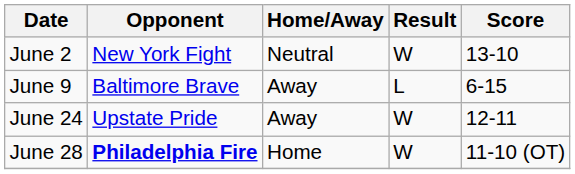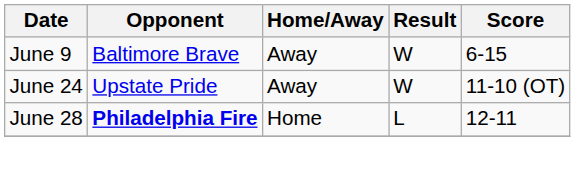- row: (40, 53)
(399, 86) L -> (403, 53) W
(491, 119) 12-11 -> (515, 86) 11-10 (OT)
(403, 151) W -> (399, 119) L
(515, 151) 11-10 (OT) -> (491, 119) 12-11
